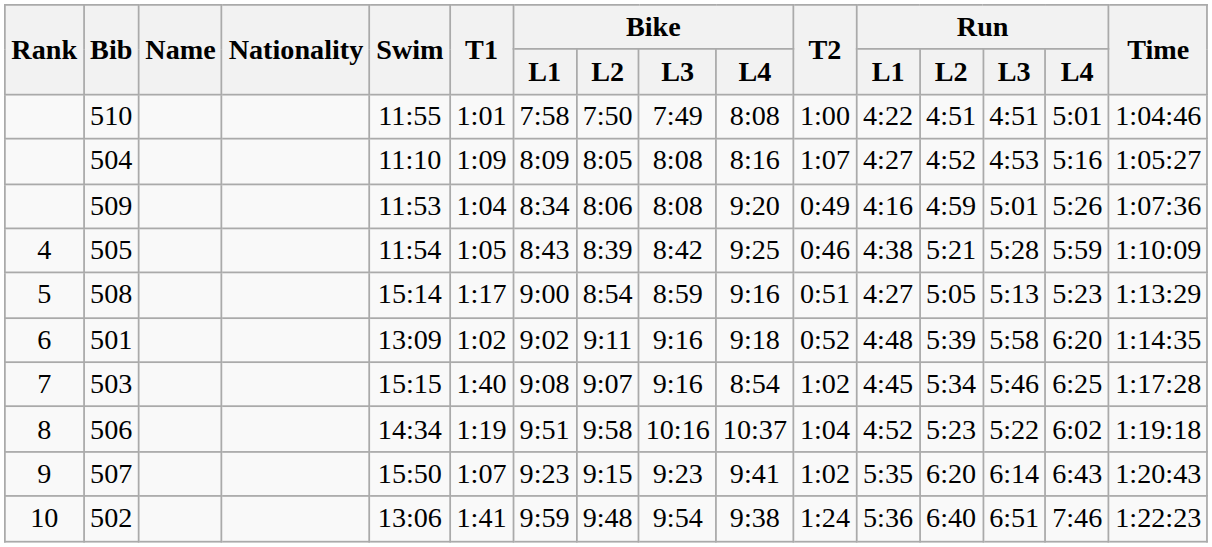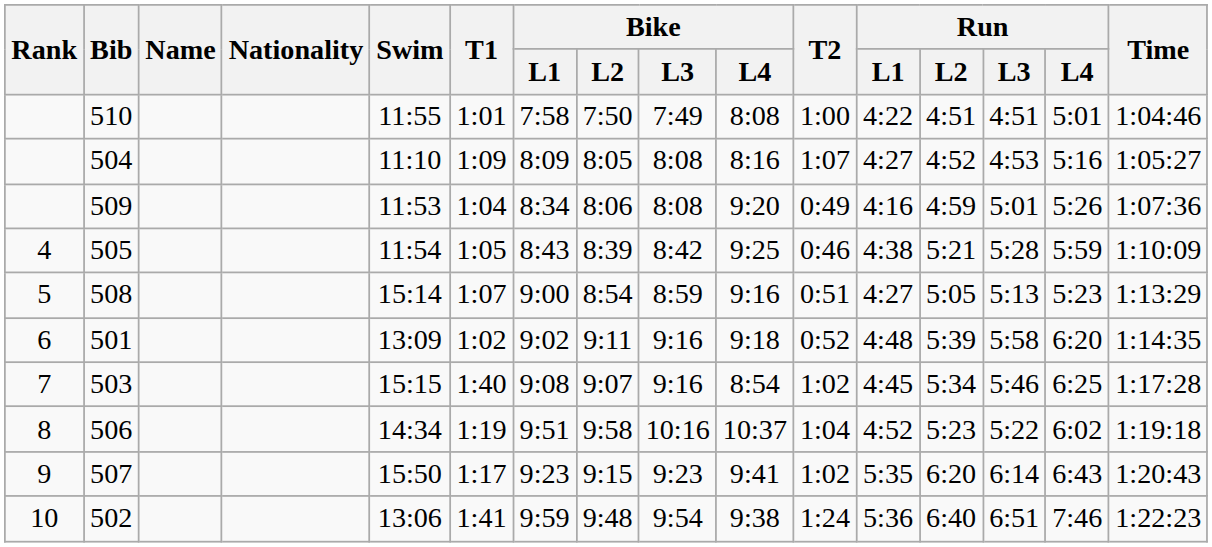(482, 294) 1:17 -> (482, 294) 1:07
(482, 473) 1:07 -> (482, 473) 1:17
